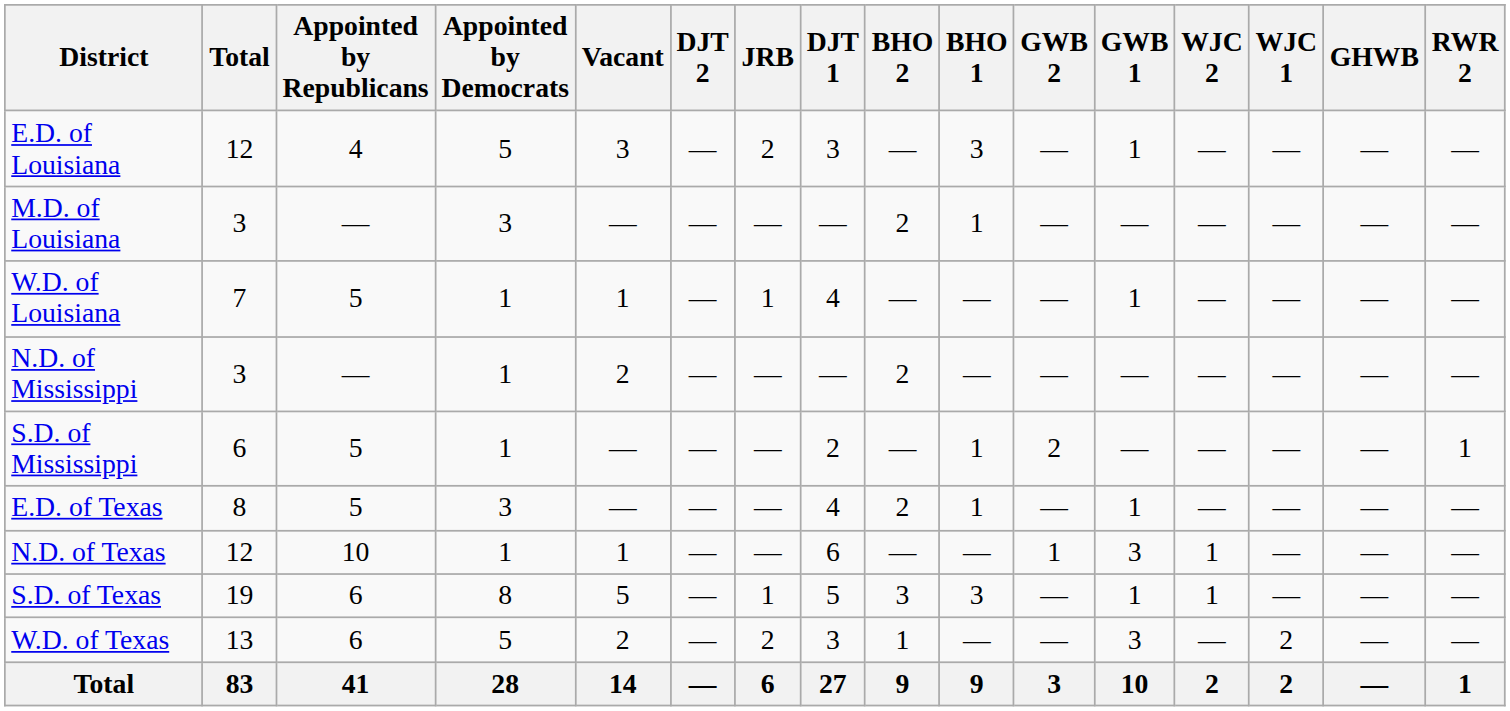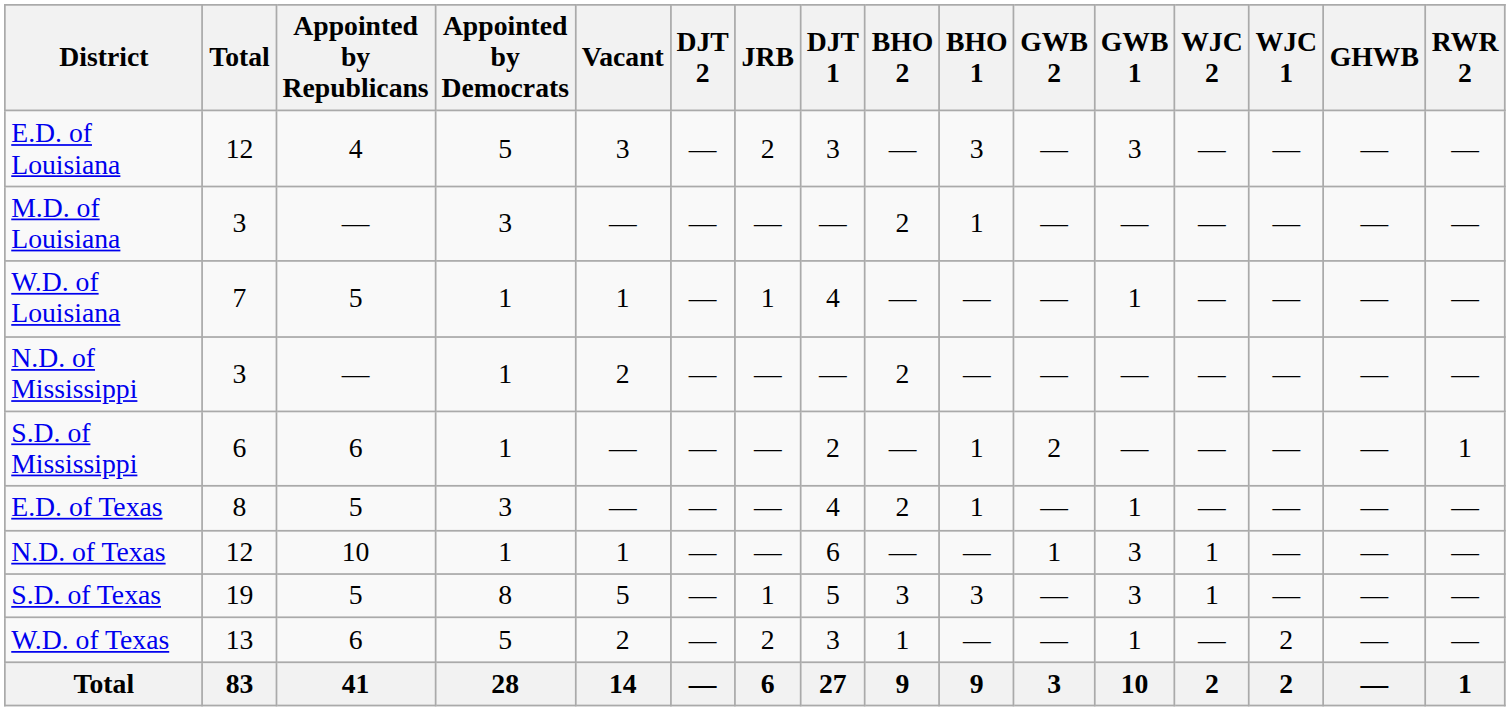(1135, 148) 1 -> (1135, 148) 3
(356, 448) 5 -> (356, 448) 6
(356, 595) 6 -> (356, 595) 5
(1135, 595) 1 -> (1135, 595) 3
(1135, 639) 3 -> (1135, 639) 1
